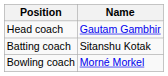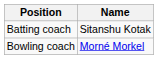- row: (35, 29)
